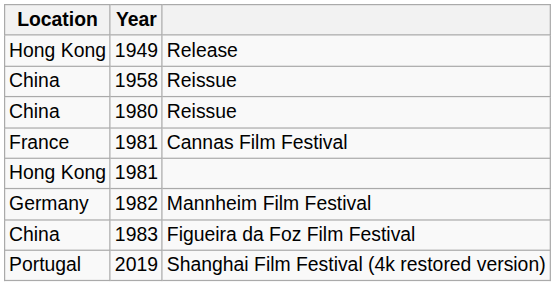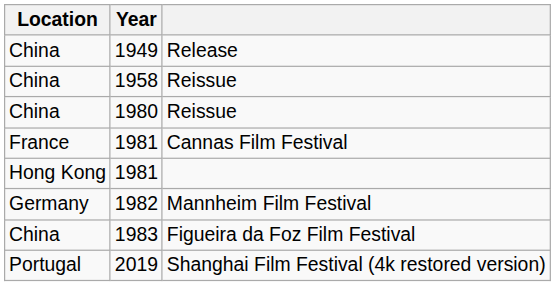(58, 50) Hong Kong -> (34, 50) China
